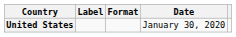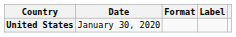columns swapped: (184, 11) <-> (91, 11)
